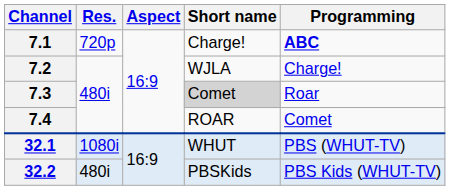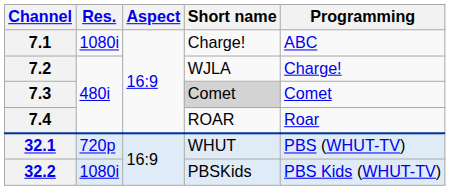(97, 42) 720p -> (99, 42) 1080i
(302, 42) bold -> (301, 42) normal
(302, 94) Roar -> (308, 94) Comet
(308, 119) Comet -> (302, 119) Roar
(99, 146) 1080i -> (97, 146) 720p
(95, 172) 480i -> (99, 172) 1080i
